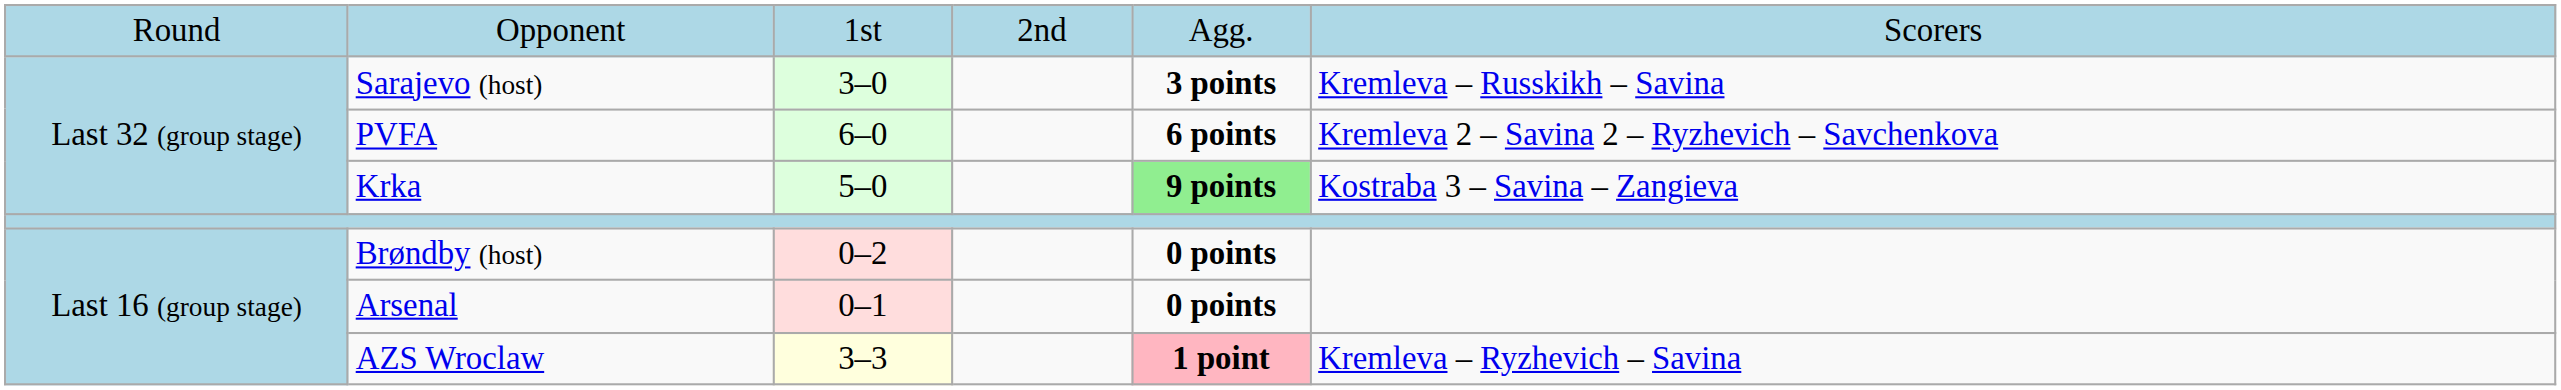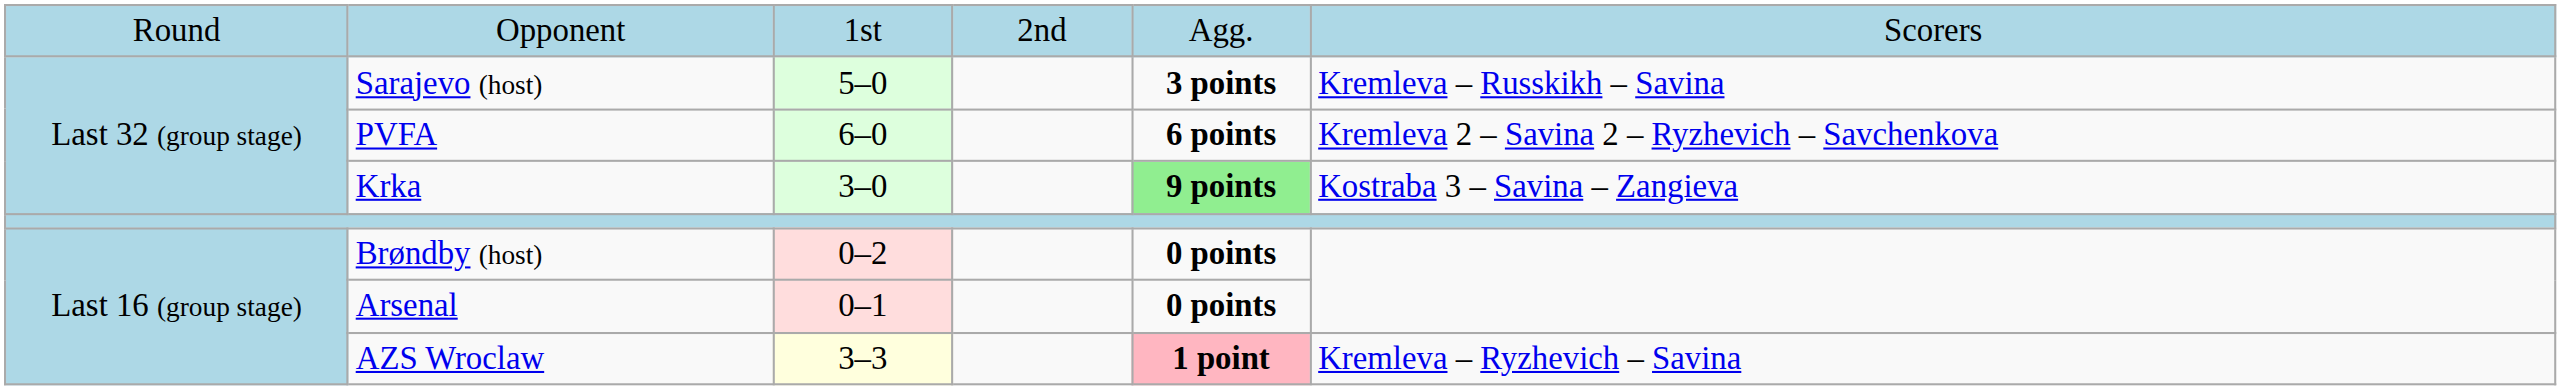(863, 82) 3–0 -> (863, 82) 5–0
(863, 186) 5–0 -> (863, 186) 3–0
